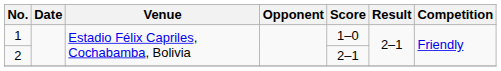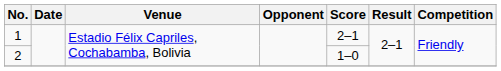(348, 35) 1–0 -> (348, 35) 2–1
(348, 55) 2–1 -> (348, 55) 1–0
